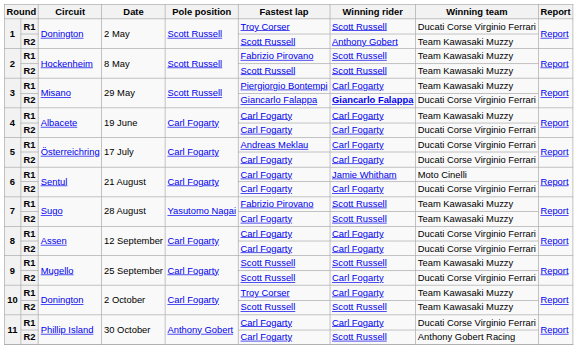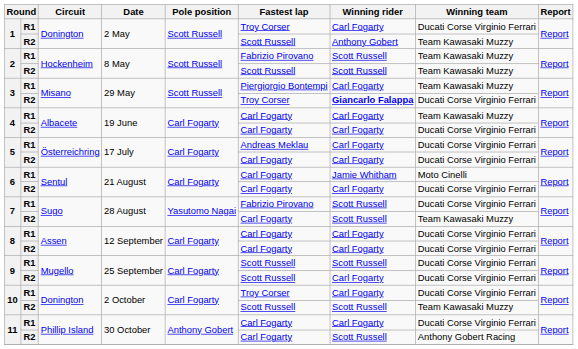(359, 26) Scott Russell -> (358, 26) Carl Fogarty
(279, 100) Giancarlo Falappa -> (265, 100) Troy Corser
(466, 204) Team Kawasaki Muzzy -> (477, 204) Ducati Corse Virginio Ferrari
(466, 263) Team Kawasaki Muzzy -> (477, 263) Ducati Corse Virginio Ferrari
(466, 292) Team Kawasaki Muzzy -> (477, 292) Ducati Corse Virginio Ferrari
